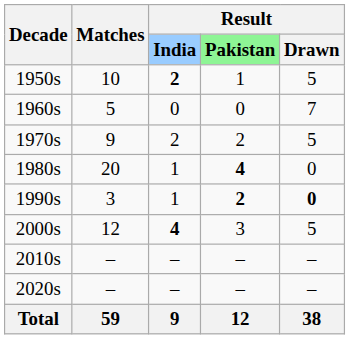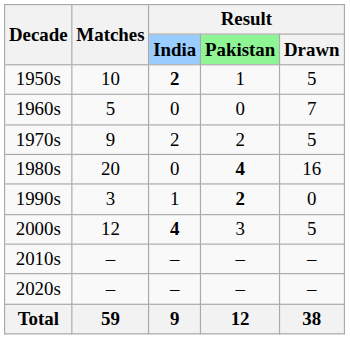(175, 169) 1 -> (175, 169) 0
(312, 169) 0 -> (312, 169) 16
(312, 199) bold -> (312, 199) normal
